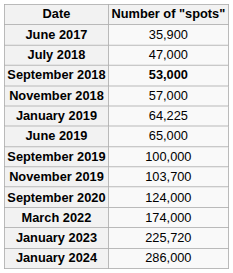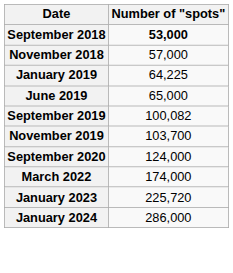- row: (56, 34)
- row: (56, 55)
(168, 156) 100,000 -> (168, 116) 100,082
